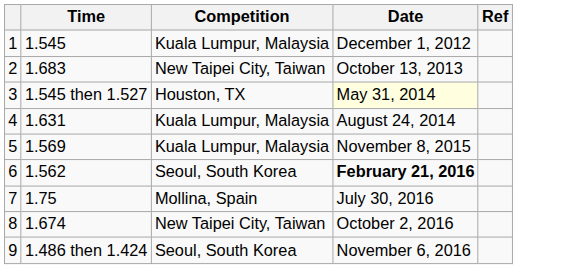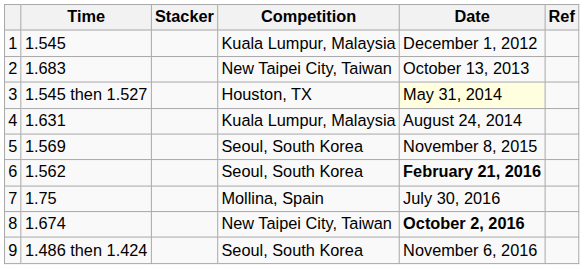+ column: (184, 17)
(242, 146) Kuala Lumpur, Malaysia -> (292, 146) Seoul, South Korea
(395, 224) normal -> (464, 224) bold
